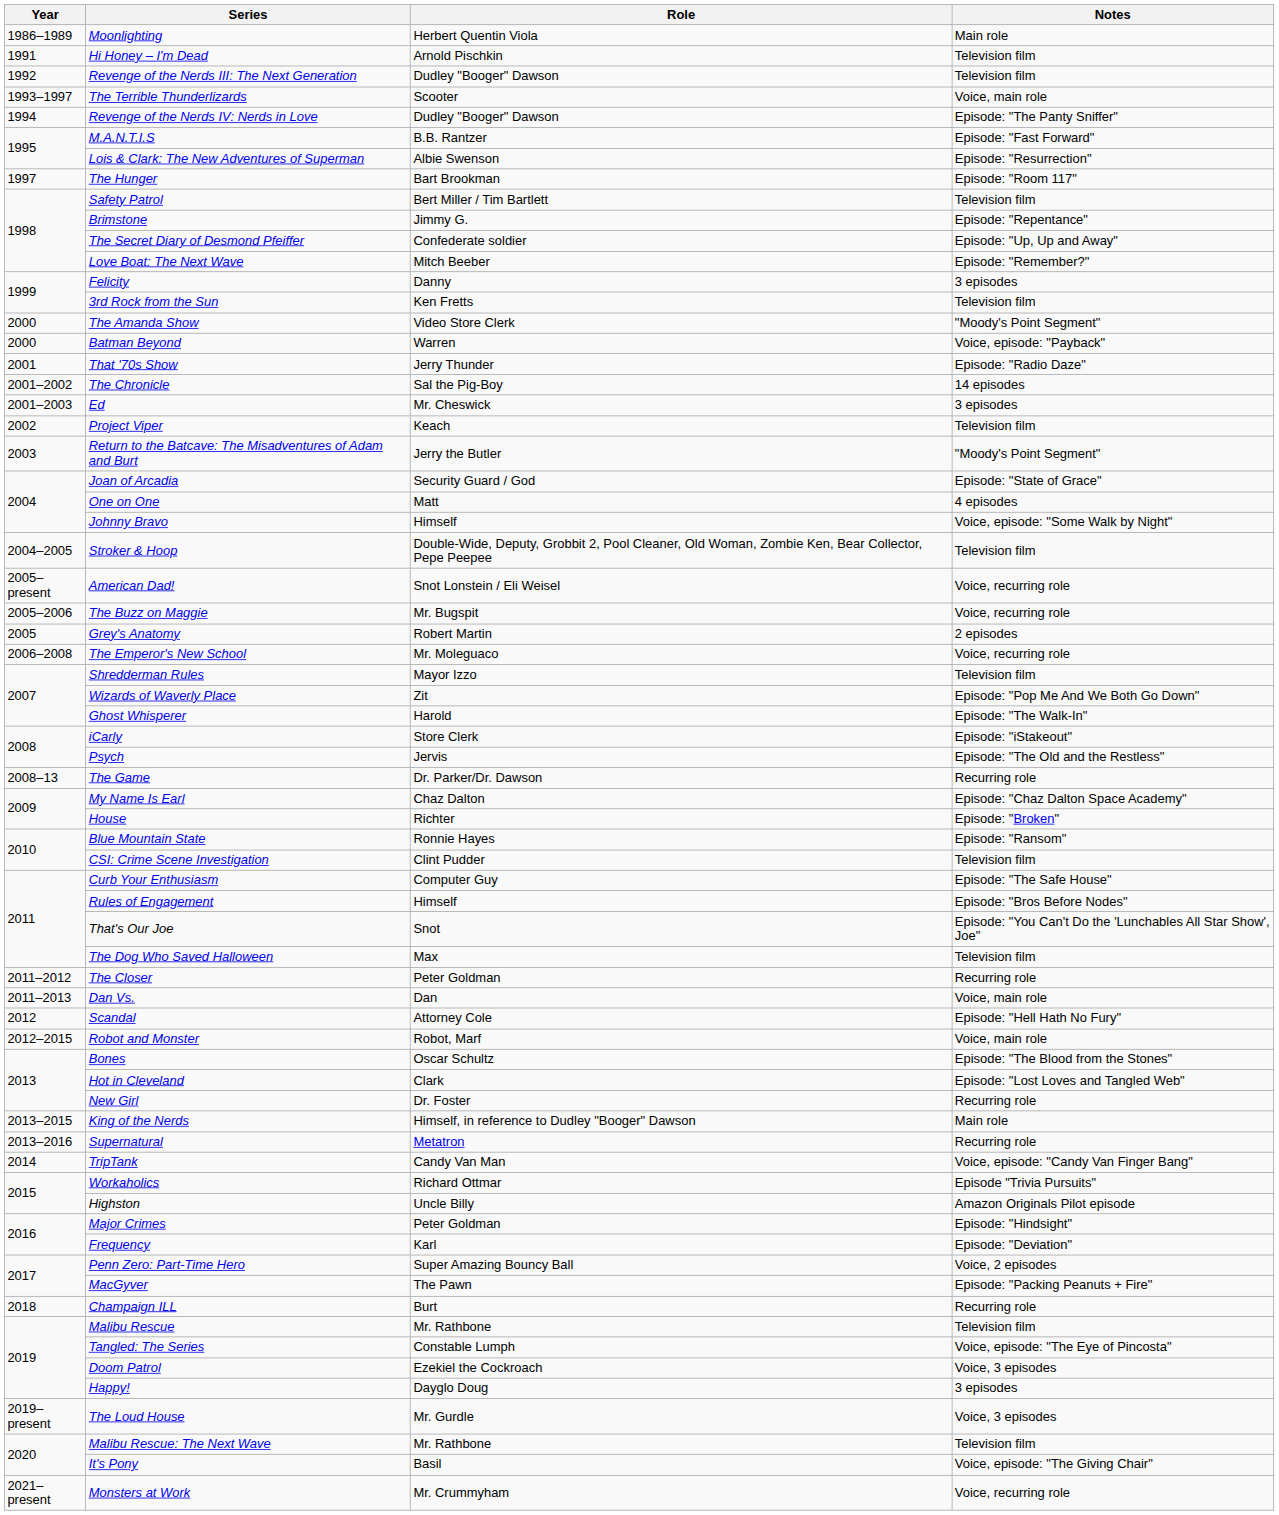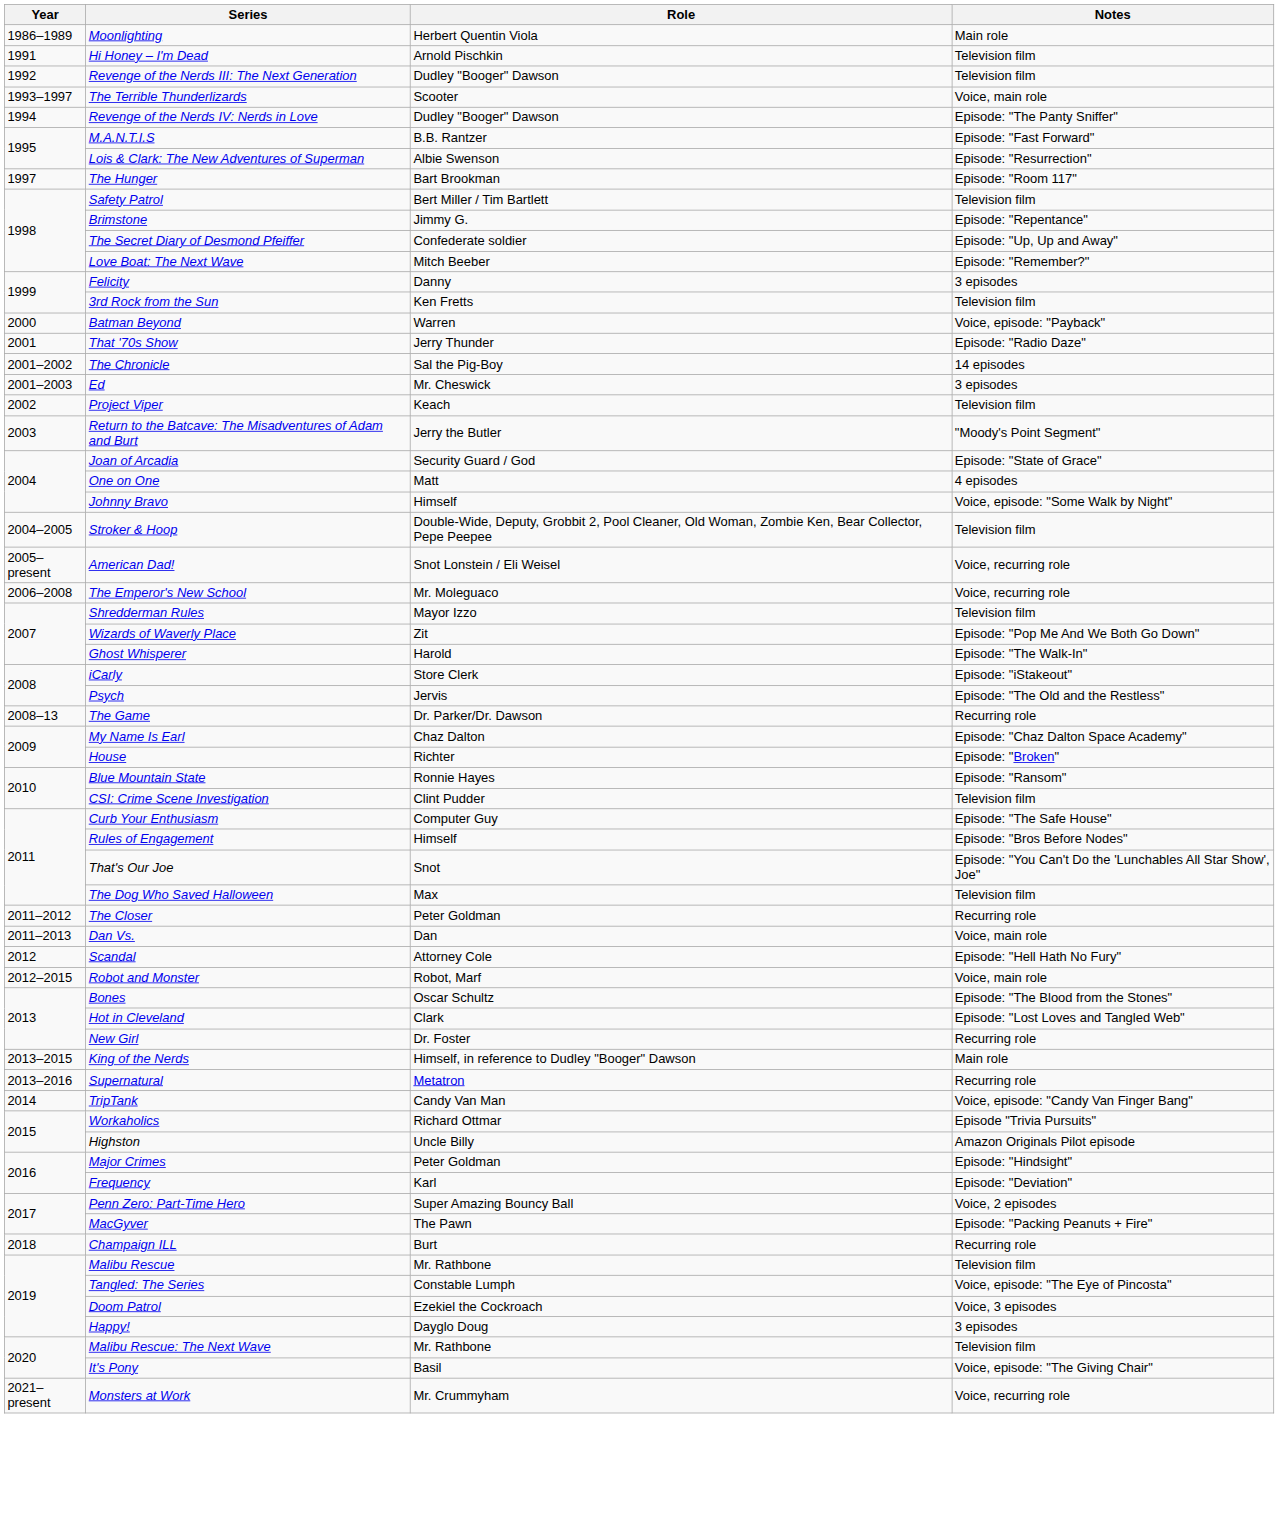- row: (144, 323)
- row: (148, 613)
- row: (134, 634)
- row: (137, 1416)
